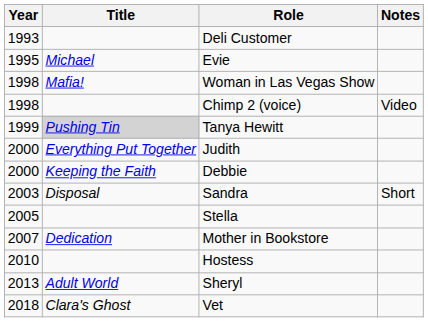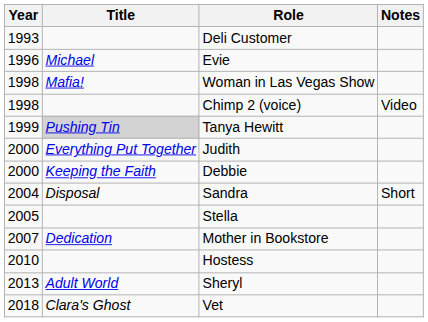(23, 60) 1995 -> (23, 60) 1996
(23, 194) 2003 -> (23, 194) 2004
